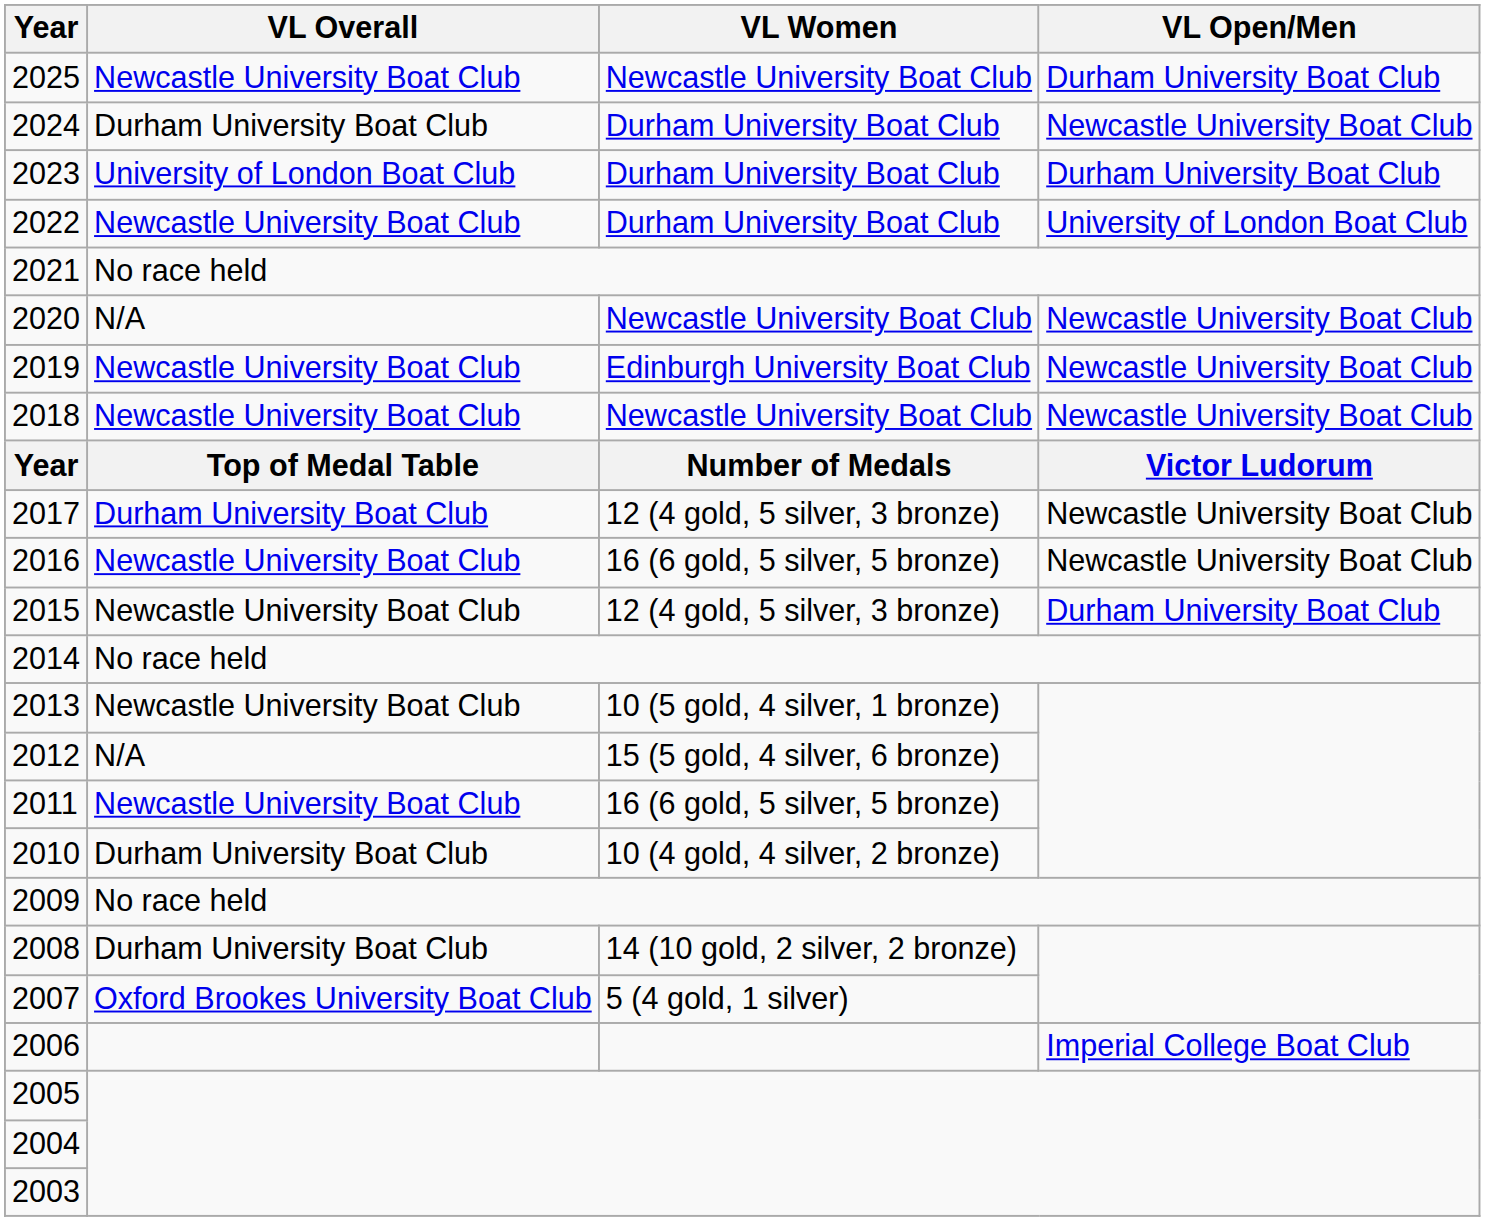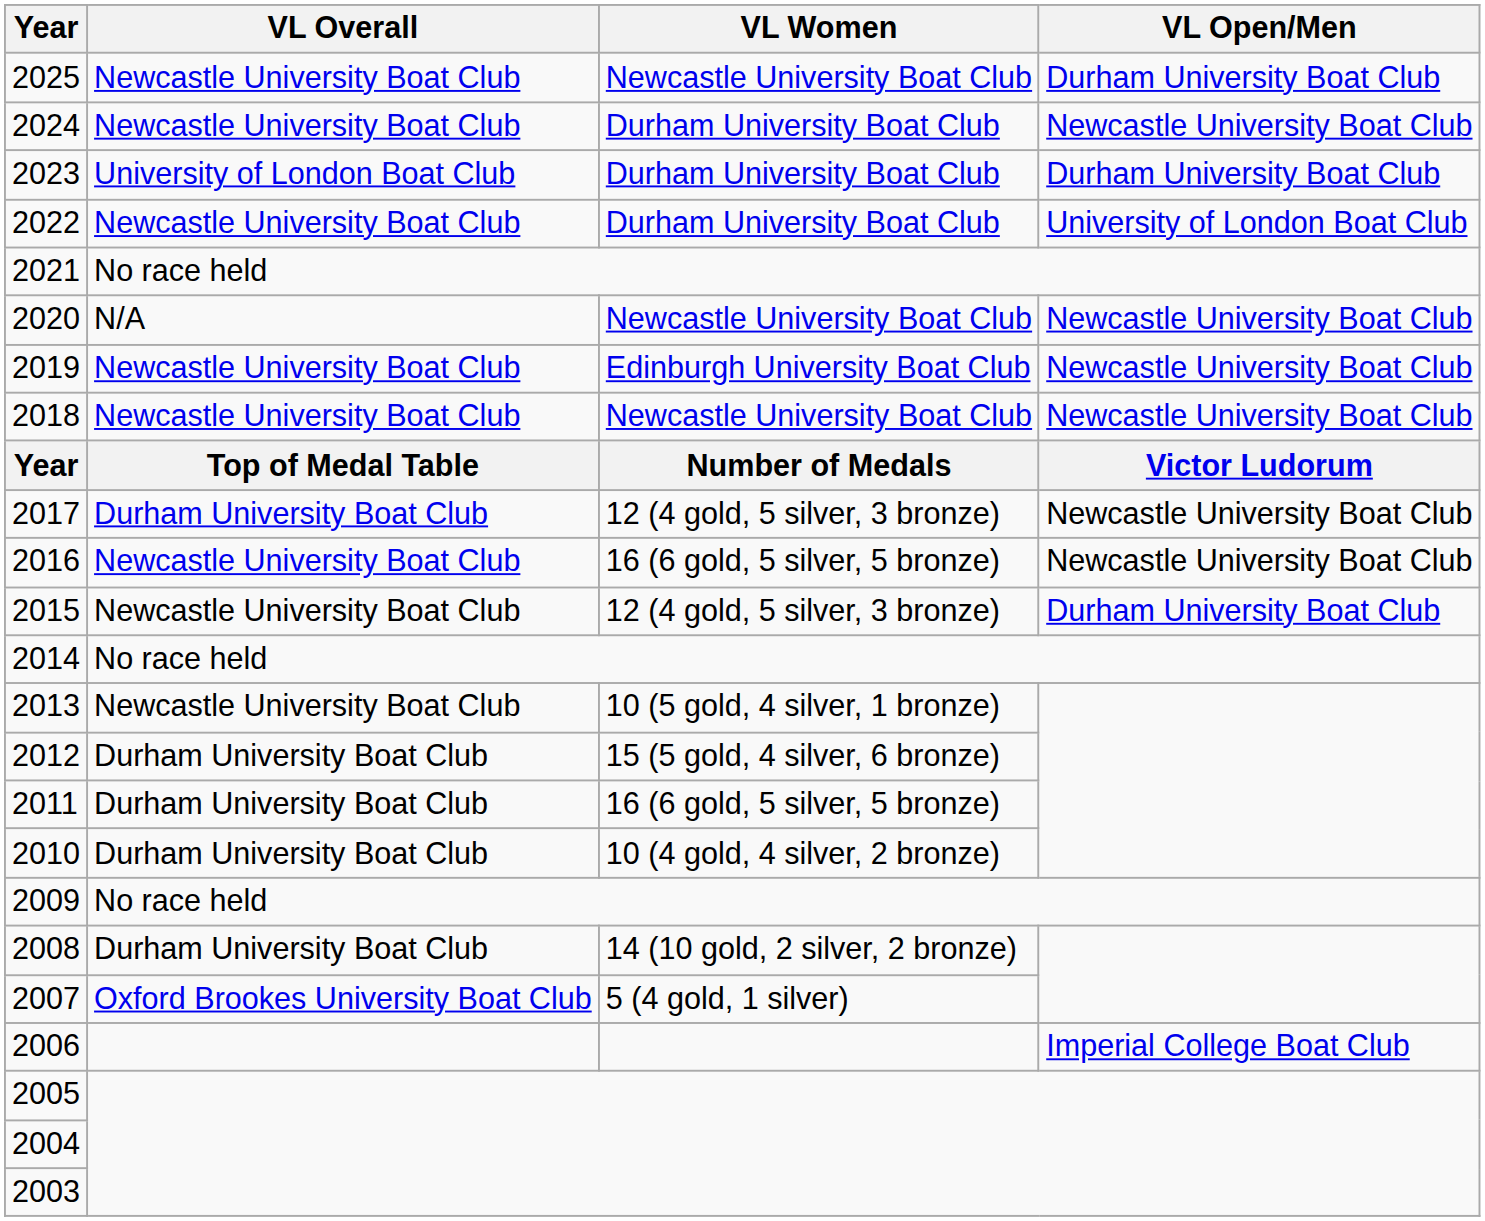(291, 125) Durham University Boat Club -> (307, 125) Newcastle University Boat Club
(120, 755) N/A -> (291, 755) Durham University Boat Club
(307, 804) Newcastle University Boat Club -> (291, 804) Durham University Boat Club
